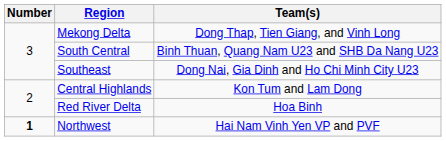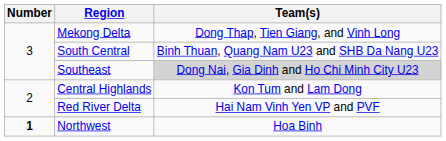(298, 70) no background -> (298, 70) lightgrey background
(298, 107) Hoa Binh -> (298, 107) Hai Nam Vinh Yen VP and PVF
(298, 126) Hai Nam Vinh Yen VP and PVF -> (298, 126) Hoa Binh
